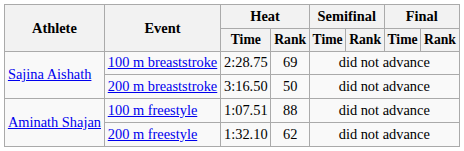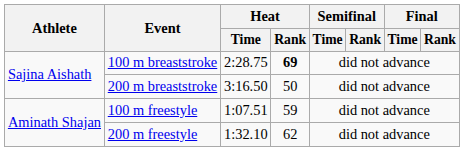(290, 62) normal -> (290, 62) bold
(290, 110) 88 -> (290, 110) 59
